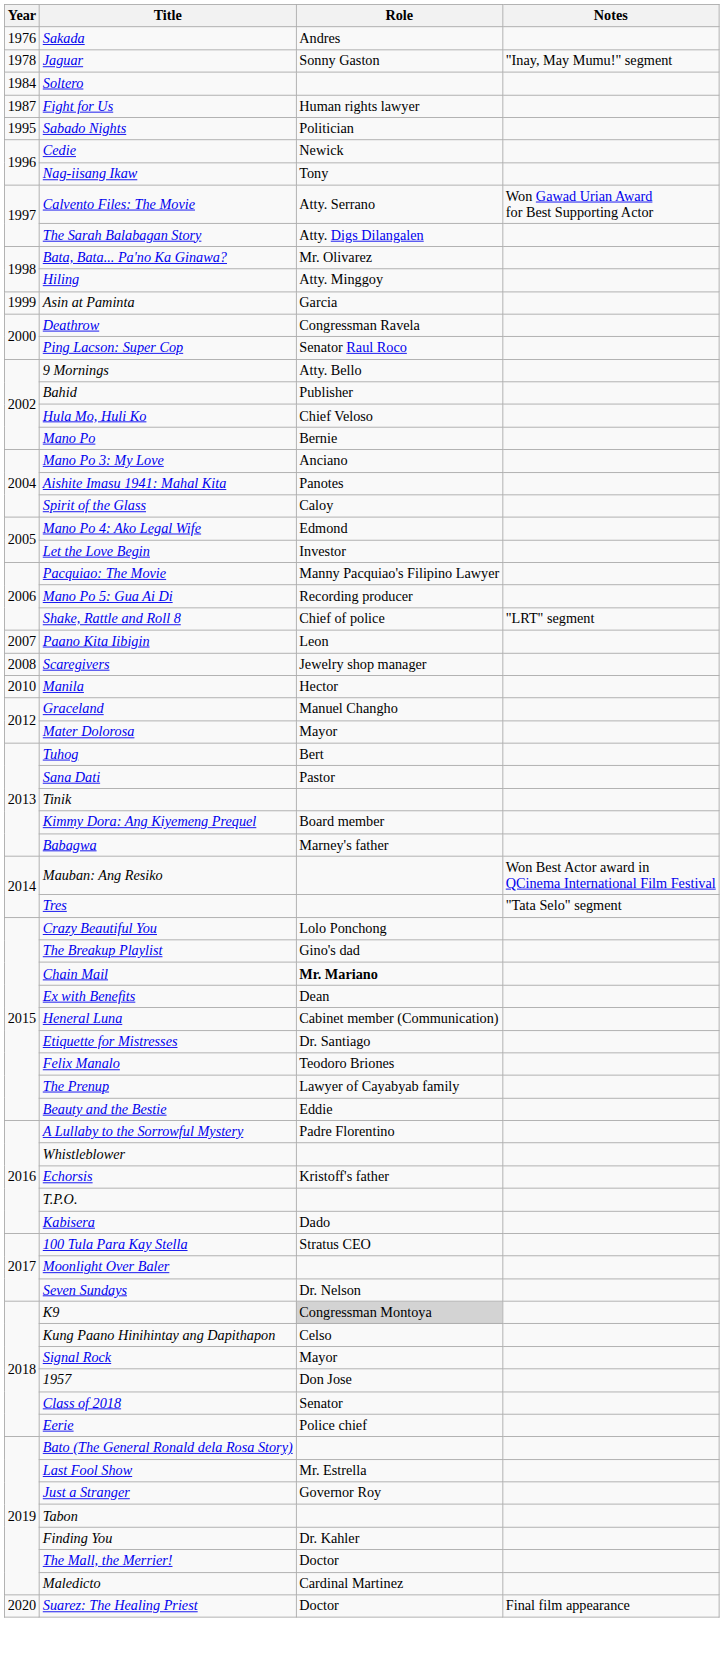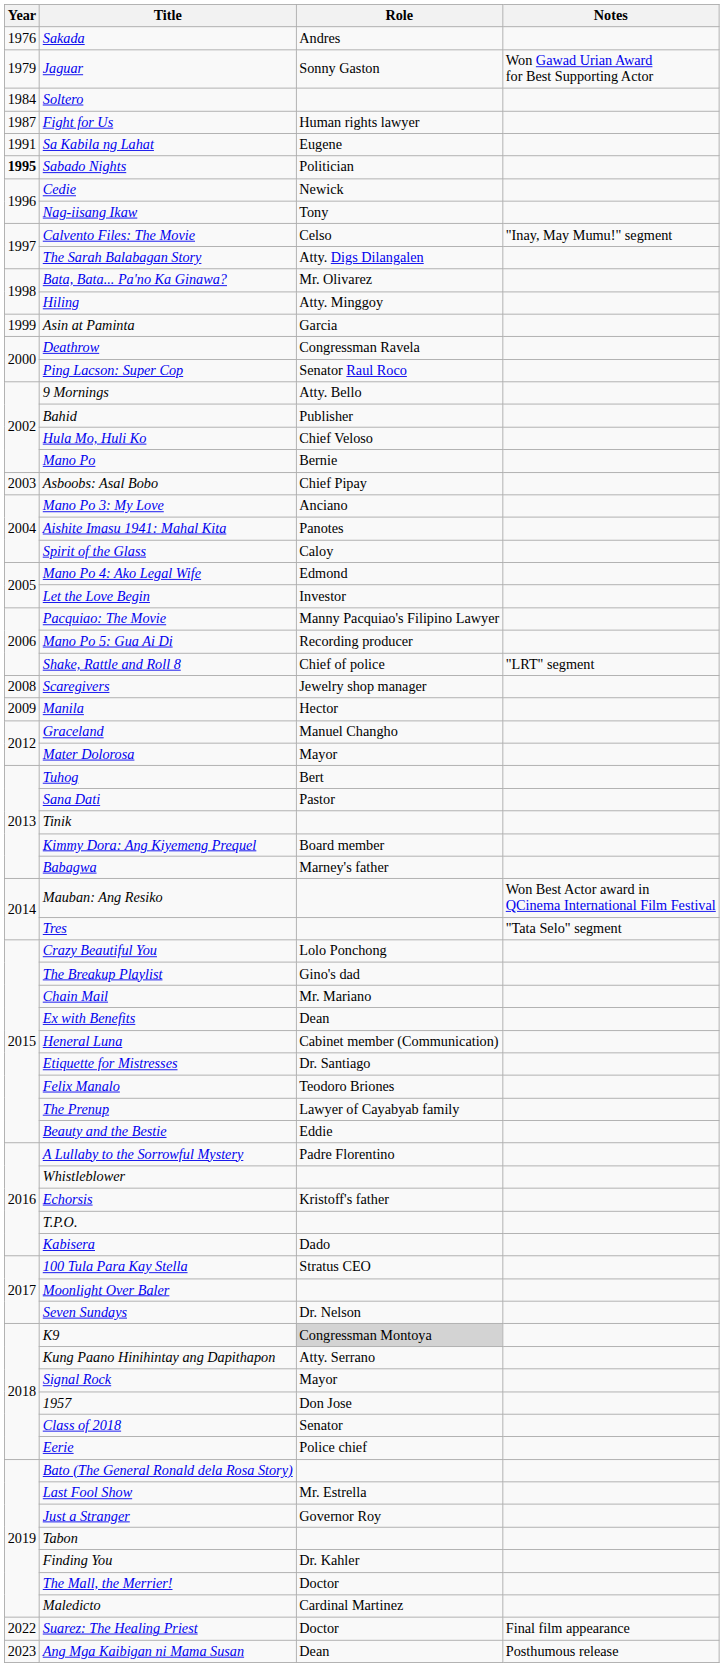(22, 60) 1978 -> (22, 68) 1979
(589, 60) "Inay, May Mumu!" segment -> (580, 68) Won Gawad Urian Award for Best Supporting Actor
+ row: (98, 144)
(22, 128) normal -> (22, 167) bold
(337, 204) Atty. Serrano -> (316, 235) Celso
(580, 204) Won Gawad Urian Award for Best Supporting Actor -> (589, 235) "Inay, May Mumu!" segment
+ row: (100, 483)
- row: (96, 641)
(22, 686) 2010 -> (22, 709) 2009
(339, 973) bold -> (335, 996) normal
(316, 1335) Celso -> (337, 1357) Atty. Serrano
(22, 1606) 2020 -> (22, 1628) 2022
+ row: (143, 1651)
